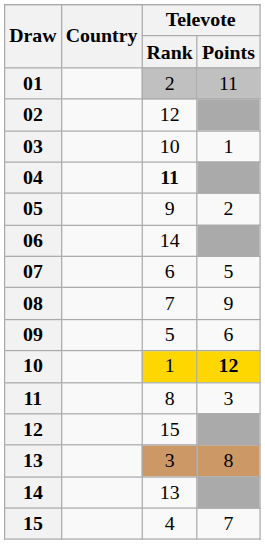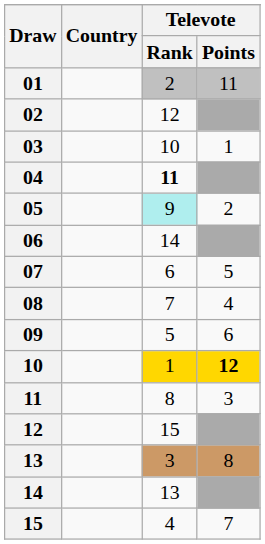(170, 209) no background -> (170, 209) paleturquoise background
(228, 303) 9 -> (228, 303) 4
